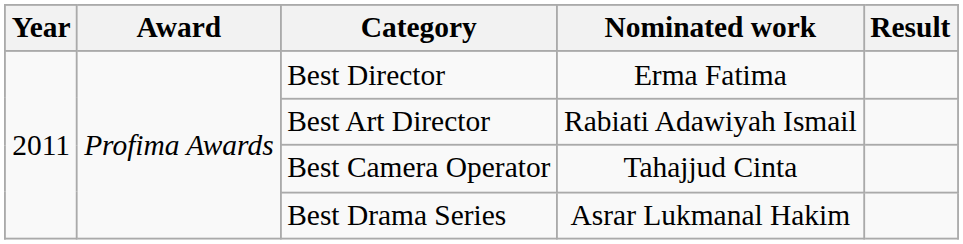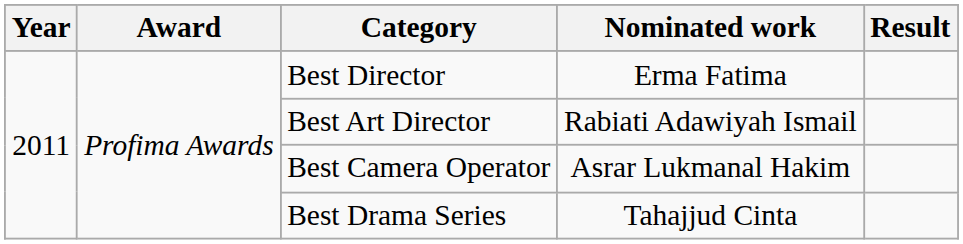(710, 167) Tahajjud Cinta -> (710, 167) Asrar Lukmanal Hakim
(710, 214) Asrar Lukmanal Hakim -> (710, 214) Tahajjud Cinta
